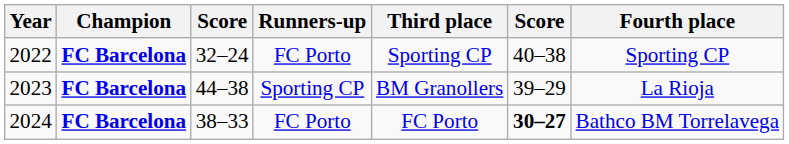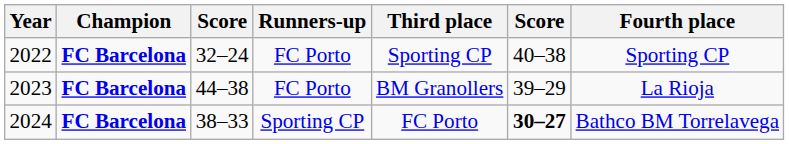(312, 88) Sporting CP -> (312, 88) FC Porto
(312, 121) FC Porto -> (312, 121) Sporting CP
